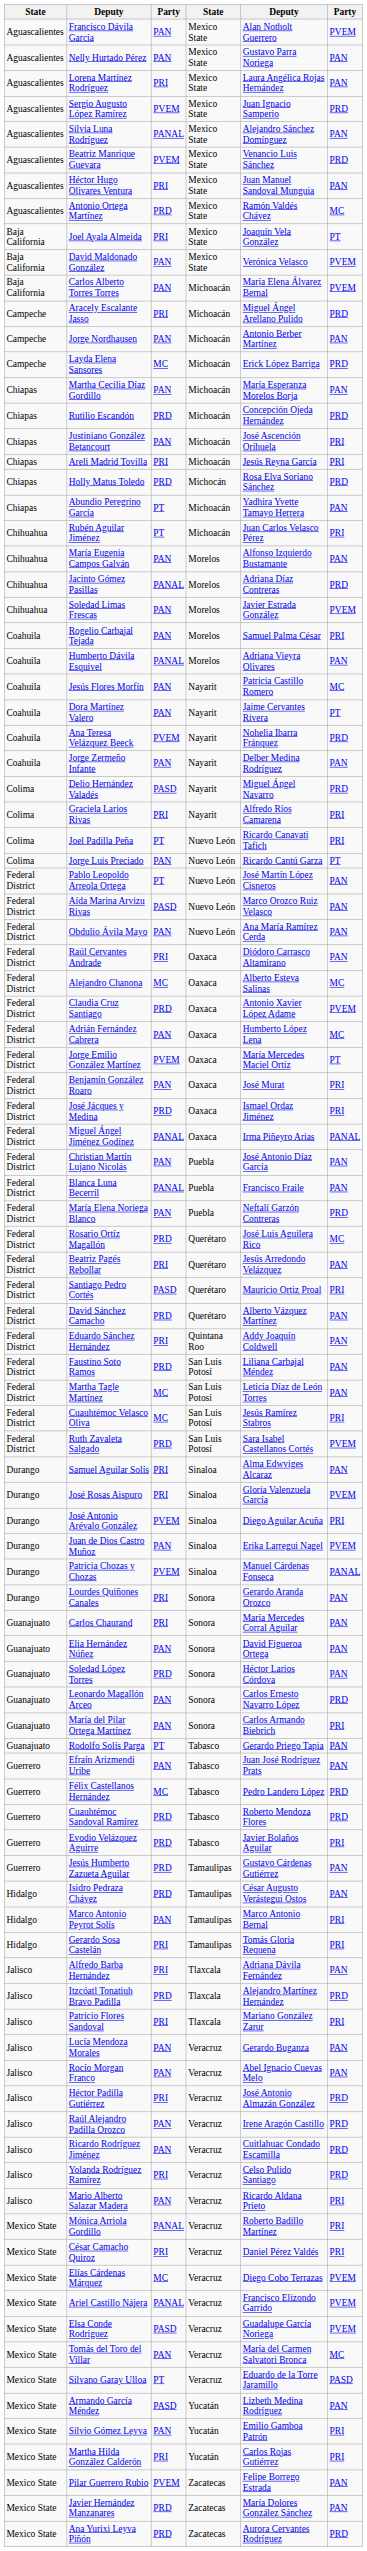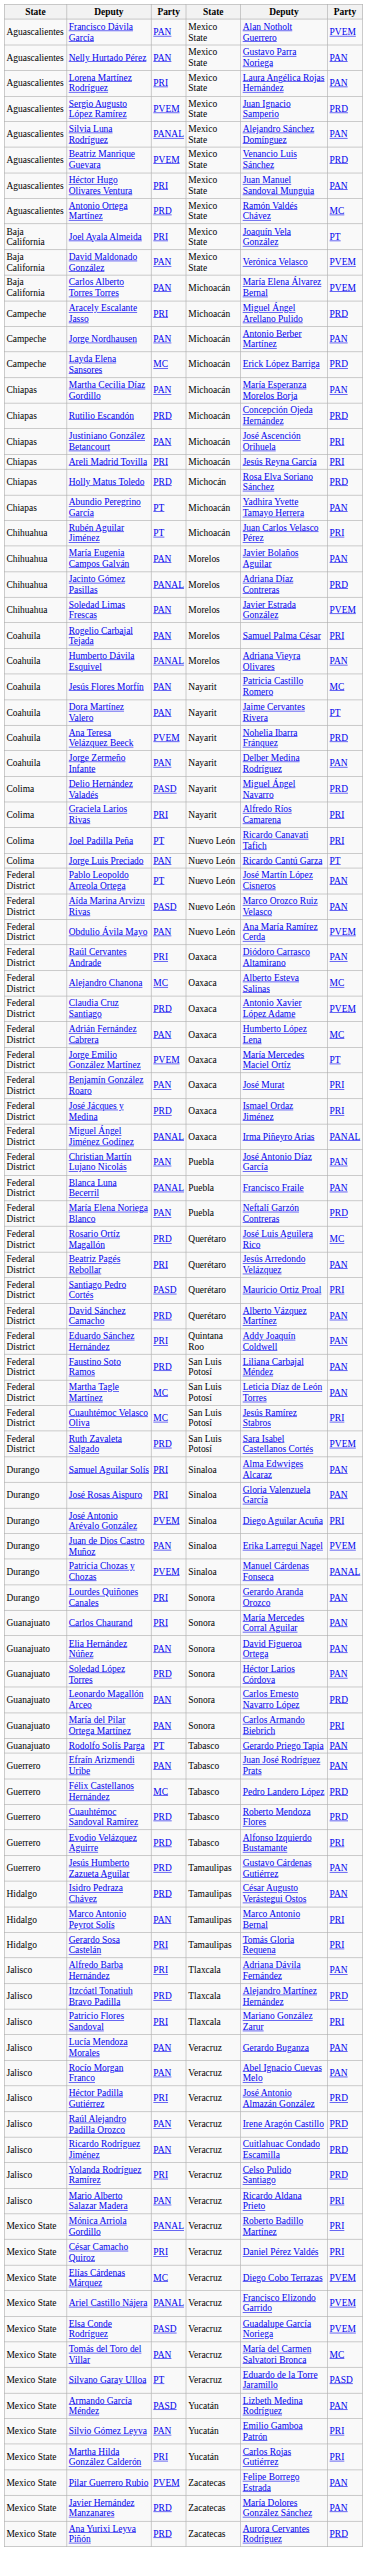(277, 559) Alfonso Izquierdo Bustamante -> (271, 559) Javier Bolaños Aguilar
(339, 932) PAN -> (343, 932) PVEM
(343, 1495) PVEM -> (339, 1495) PAN
(271, 1842) Javier Bolaños Aguilar -> (277, 1842) Alfonso Izquierdo Bustamante
